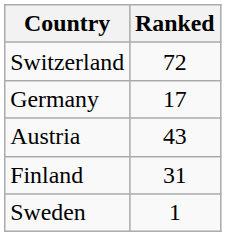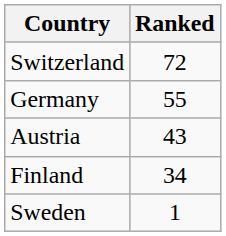(175, 99) 17 -> (175, 99) 55
(175, 174) 31 -> (175, 174) 34
